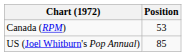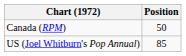(161, 28) 53 -> (161, 28) 50
